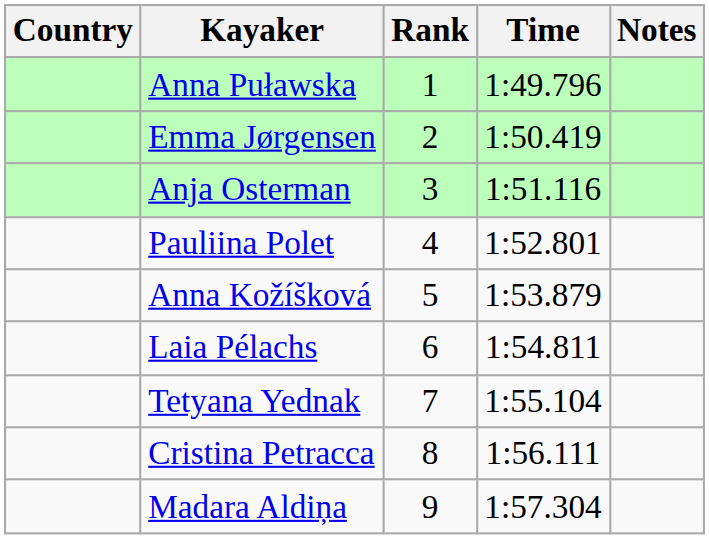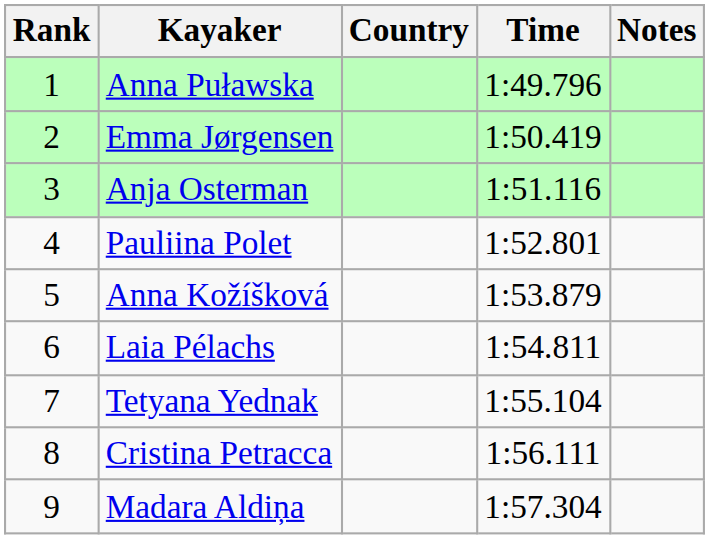columns swapped: (430, 30) <-> (73, 30)
